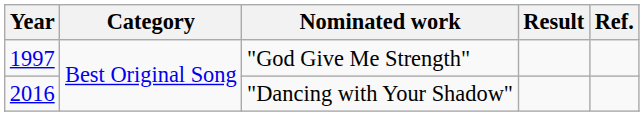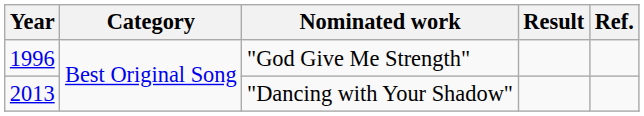(32, 57) 1997 -> (32, 57) 1996
(32, 93) 2016 -> (32, 93) 2013
